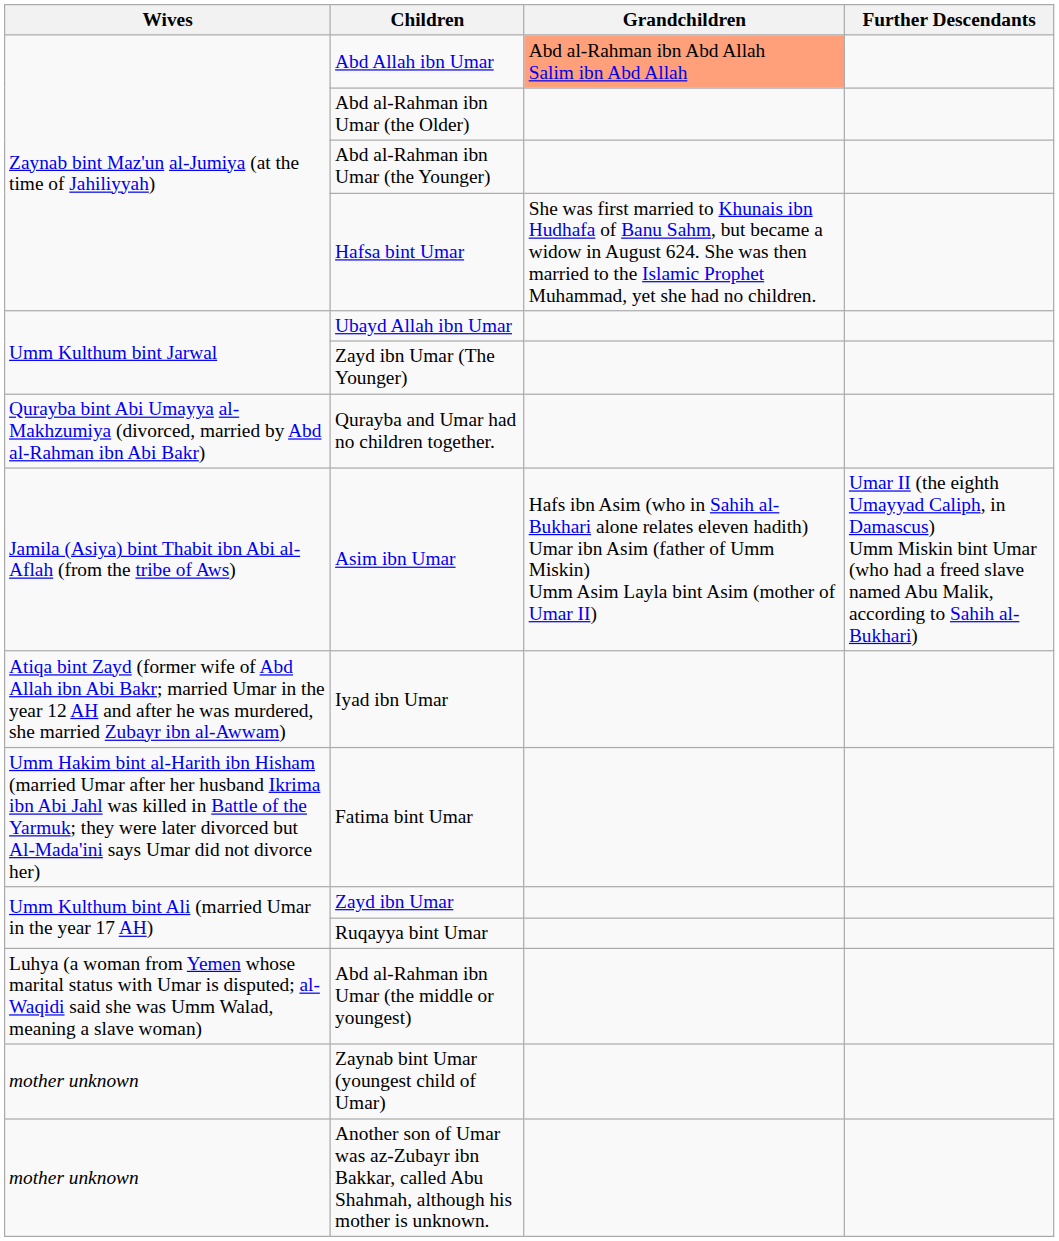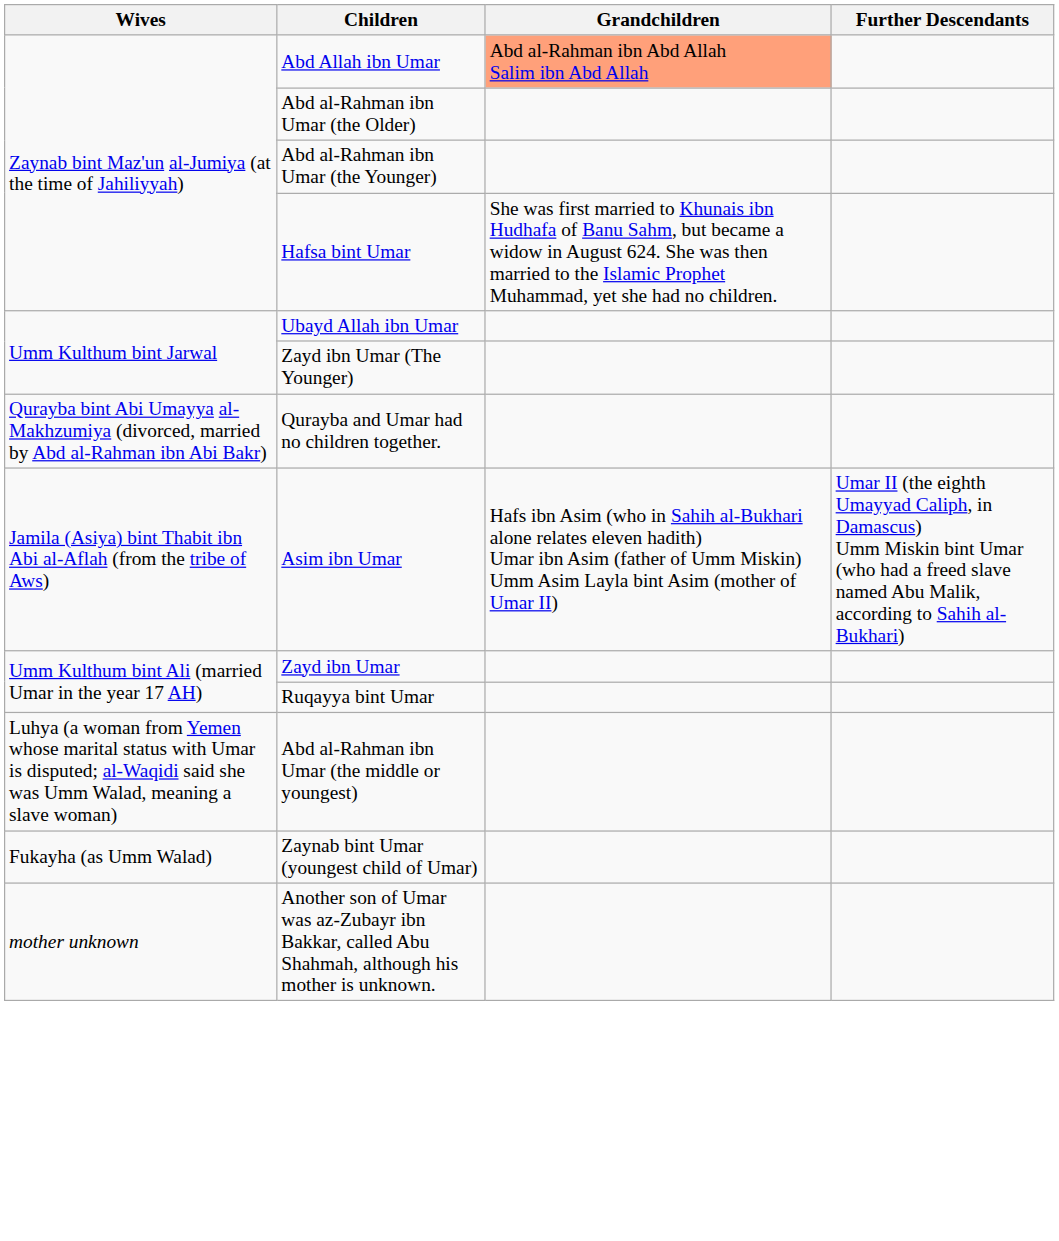- row: (392, 699)
- row: (404, 816)
(74, 1081) mother unknown -> (111, 856) Fukayha (as Umm Walad)
